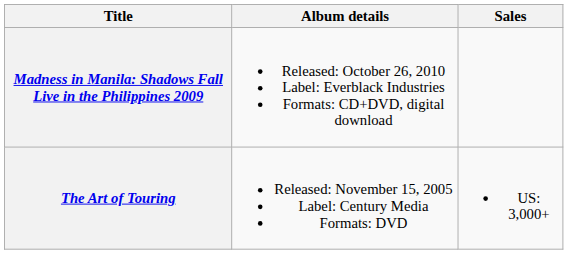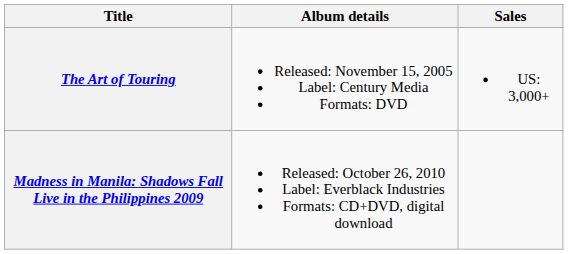rows swapped: (118, 198) <-> (118, 87)
